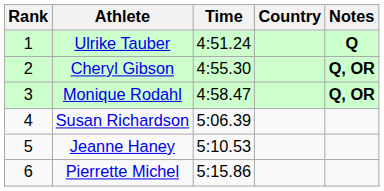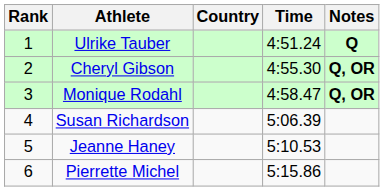columns swapped: (290, 17) <-> (224, 17)
